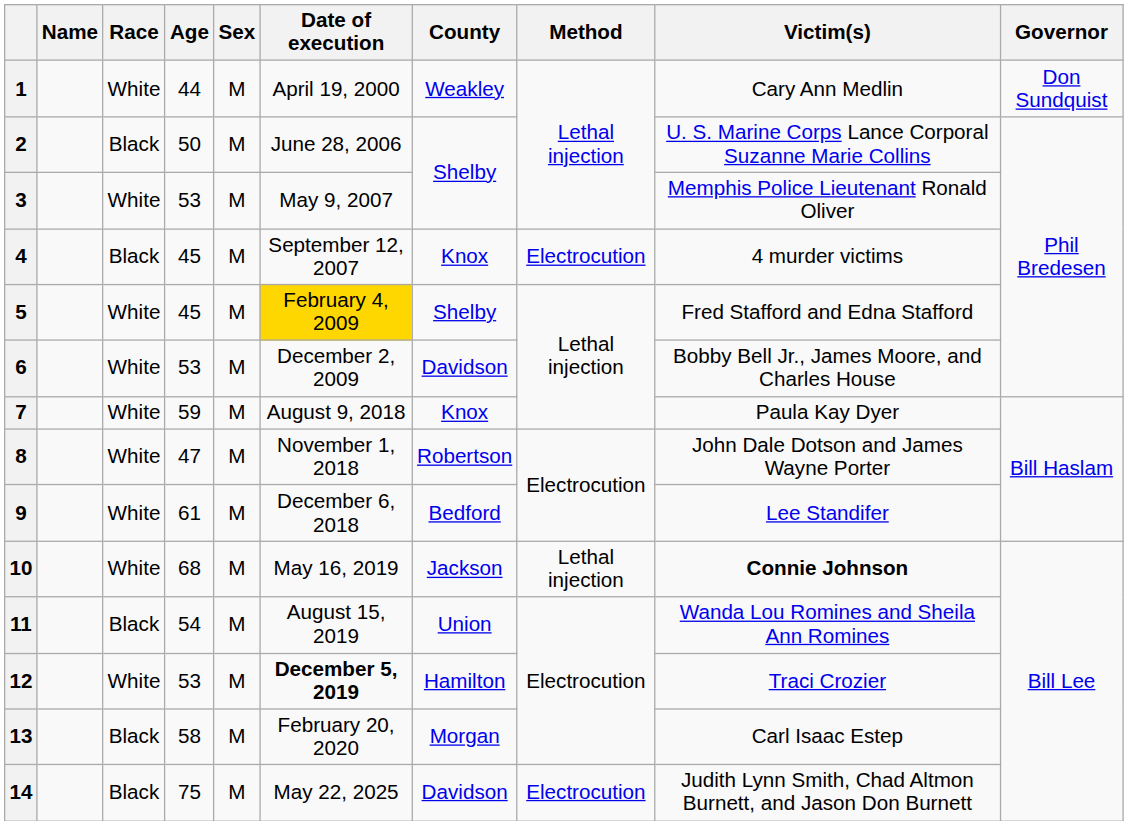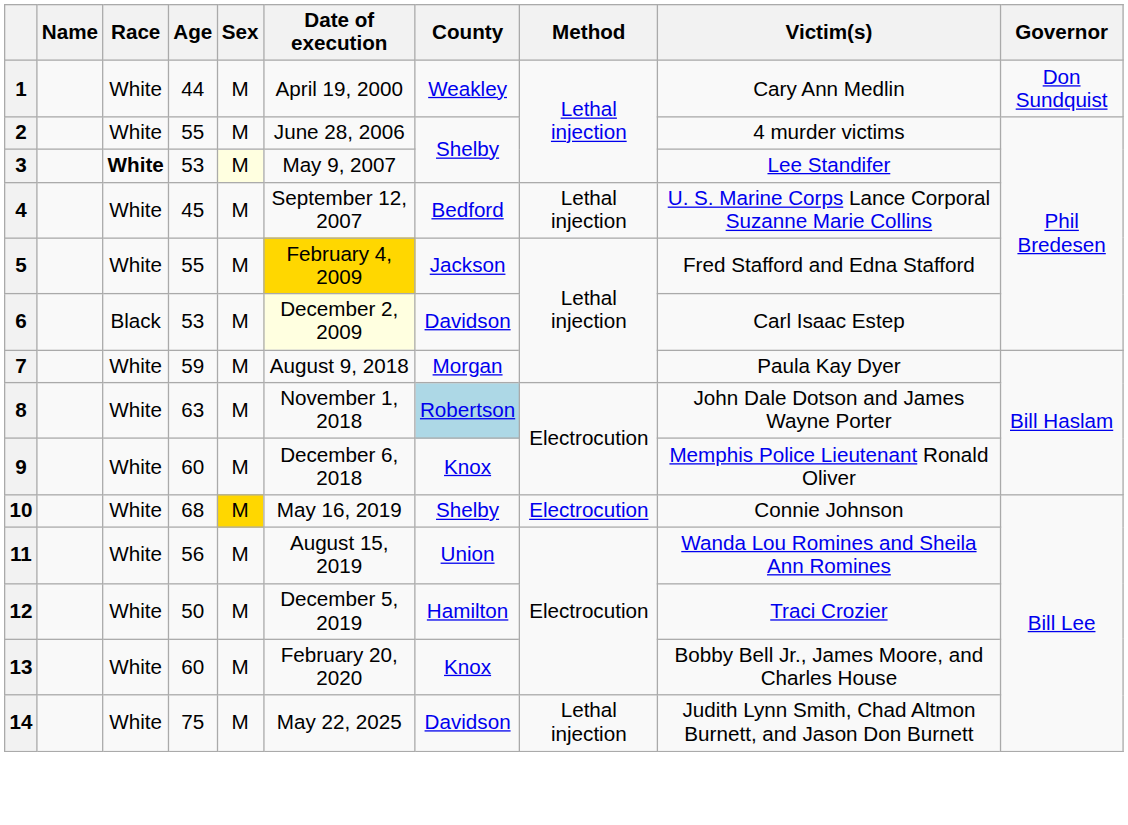(134, 144) Black -> (136, 132) White
(189, 144) 50 -> (193, 132) 55
(827, 144) U. S. Marine Corps Lance Corporal Suzanne Marie Collins -> (829, 132) 4 murder victims
(134, 200) normal -> (136, 165) bold
(237, 200) no background -> (240, 165) lightyellow background
(827, 200) Memphis Police Lieutenant Ronald Oliver -> (829, 165) Lee Standifer
(134, 256) Black -> (136, 209) White
(465, 256) Knox -> (468, 209) Bedford
(586, 256) Electrocution -> (589, 209) Lethal injection
(827, 256) 4 murder victims -> (829, 209) U. S. Marine Corps Lance Corporal Suzanne Marie Collins
(189, 312) 45 -> (193, 265) 55
(465, 312) Shelby -> (468, 265) Jackson
(134, 368) White -> (136, 321) Black
(336, 368) no background -> (339, 321) lightyellow background
(827, 368) Bobby Bell Jr., James Moore, and Charles House -> (829, 321) Carl Isaac Estep
(465, 412) Knox -> (468, 366) Morgan
(189, 456) 47 -> (193, 410) 63
(465, 456) no background -> (468, 410) lightblue background
(189, 512) 61 -> (193, 466) 60
(465, 512) Bedford -> (468, 466) Knox
(827, 512) Lee Standifer -> (829, 466) Memphis Police Lieutenant Ronald Oliver
(237, 568) no background -> (240, 510) gold background
(465, 568) Jackson -> (468, 510) Shelby
(586, 568) Lethal injection -> (589, 510) Electrocution
(827, 568) bold -> (829, 510) normal
(134, 624) Black -> (136, 555) White
(189, 624) 54 -> (193, 555) 56
(189, 680) 53 -> (193, 611) 50
(336, 680) bold -> (339, 611) normal
(134, 736) Black -> (136, 666) White
(189, 736) 58 -> (193, 666) 60
(465, 736) Morgan -> (468, 666) Knox
(827, 736) Carl Isaac Estep -> (829, 666) Bobby Bell Jr., James Moore, and Charles House
(134, 792) Black -> (136, 722) White
(586, 792) Electrocution -> (589, 722) Lethal injection
